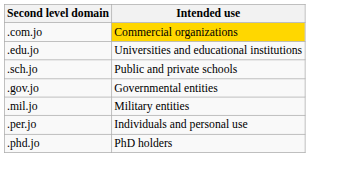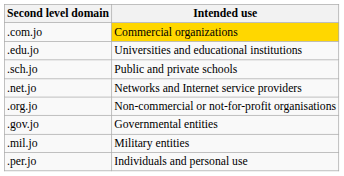+ row: (22, 87)
+ row: (22, 106)
- row: (23, 143)
